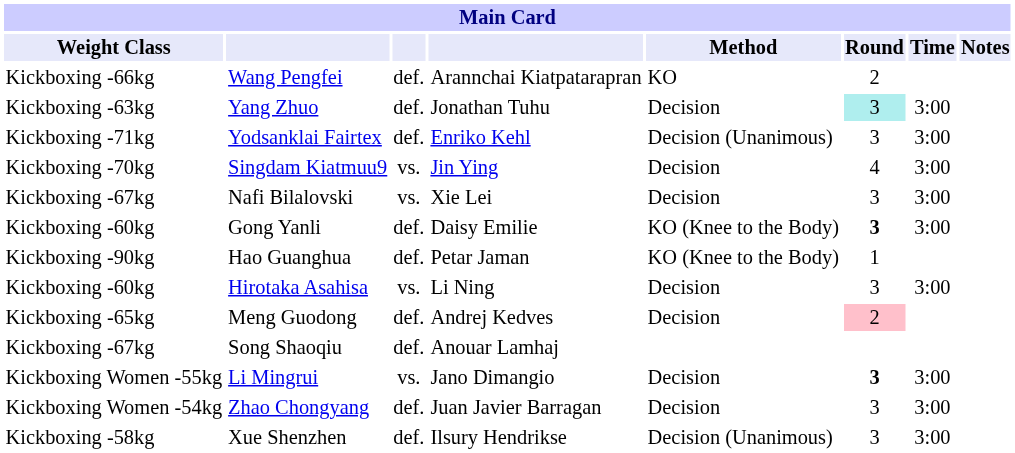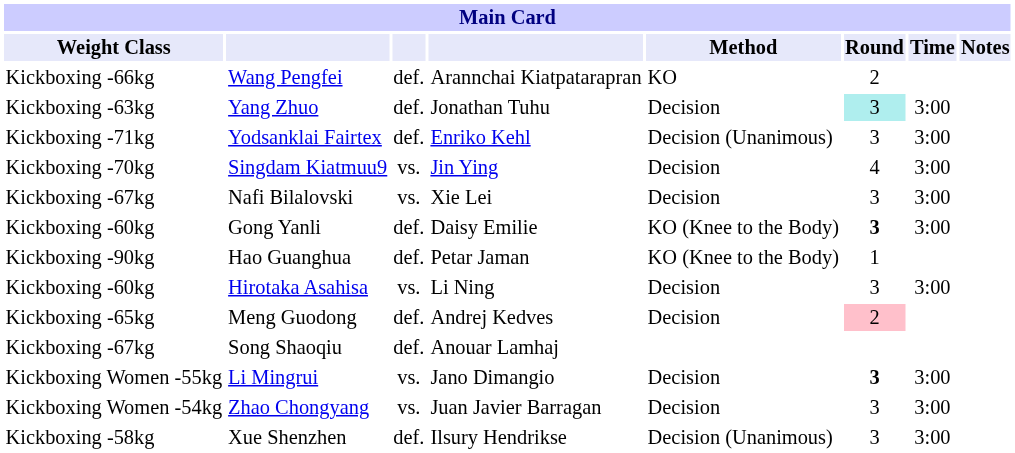(409, 407) def. -> (409, 407) vs.
